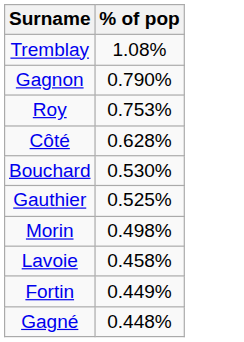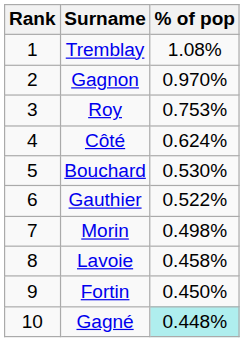+ column: (32, 19)
(139, 79) 0.790% -> (195, 79) 0.970%
(139, 140) 0.628% -> (195, 140) 0.624%
(139, 200) 0.525% -> (195, 200) 0.522%
(139, 291) 0.449% -> (195, 291) 0.450%
(139, 321) no background -> (195, 321) paleturquoise background
